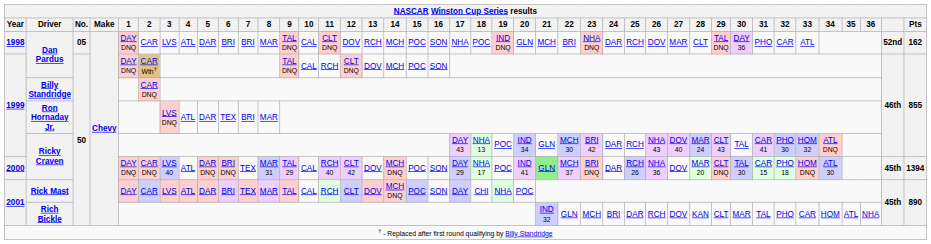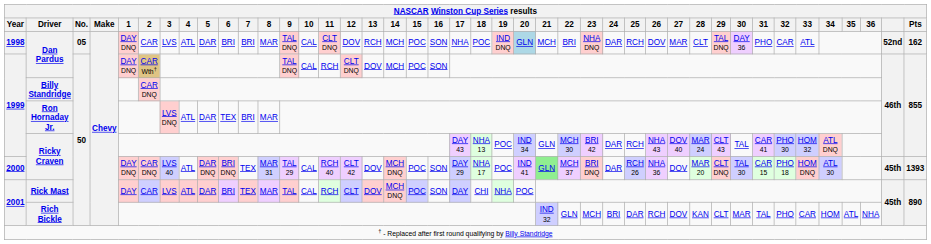(525, 43) no background -> (525, 43) lightblue background
(915, 168) 1394 -> (915, 168) 1393
